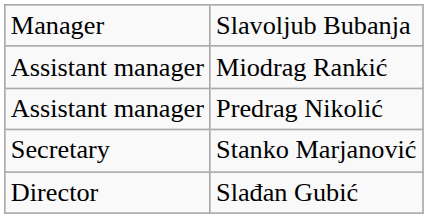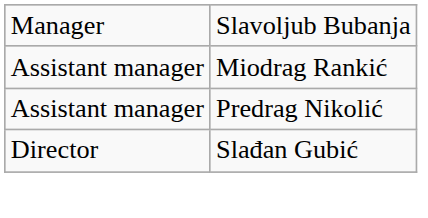- row: (316, 150)
